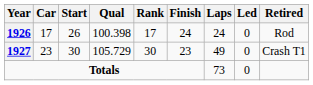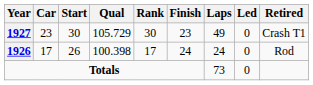rows swapped: (19, 32) <-> (19, 51)
